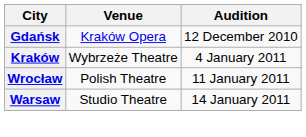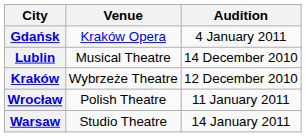(241, 37) 12 December 2010 -> (241, 37) 4 January 2011
+ row: (35, 58)
(241, 58) 4 January 2011 -> (241, 79) 12 December 2010
